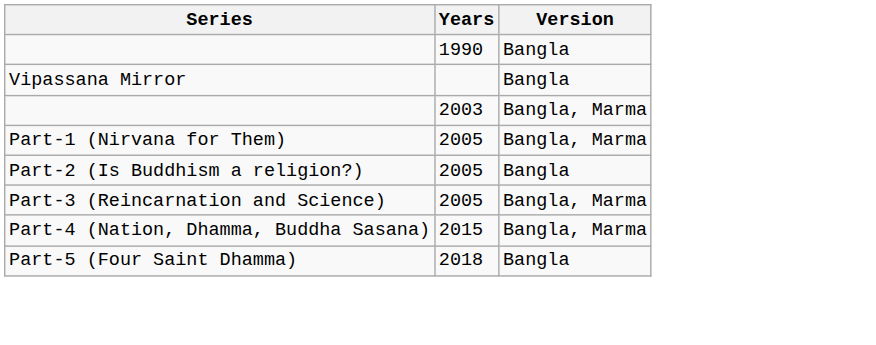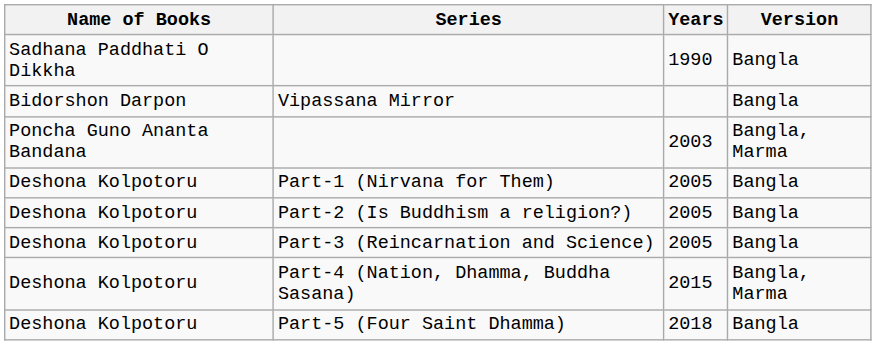+ column: (139, 20)
(575, 140) Bangla, Marma -> (766, 183) Bangla
(575, 200) Bangla, Marma -> (766, 243) Bangla
